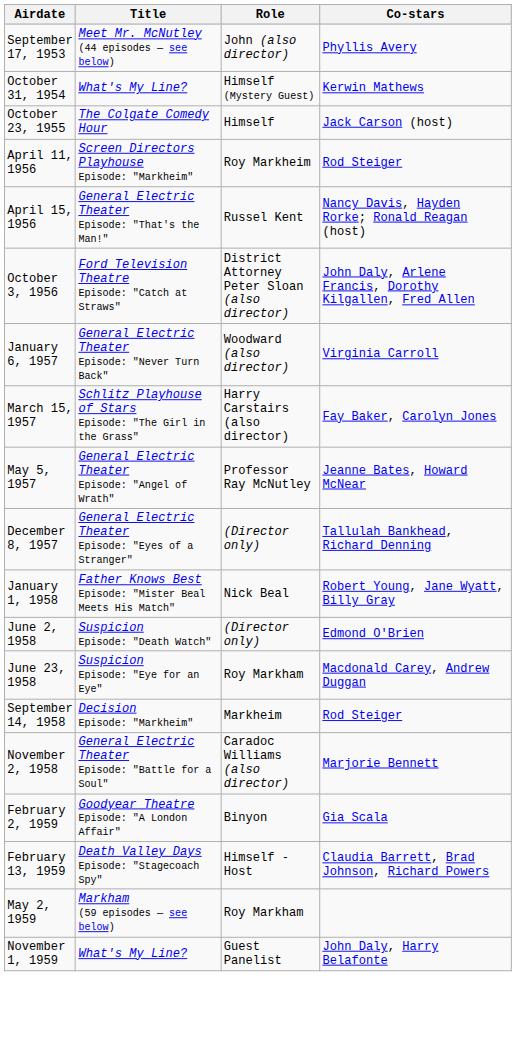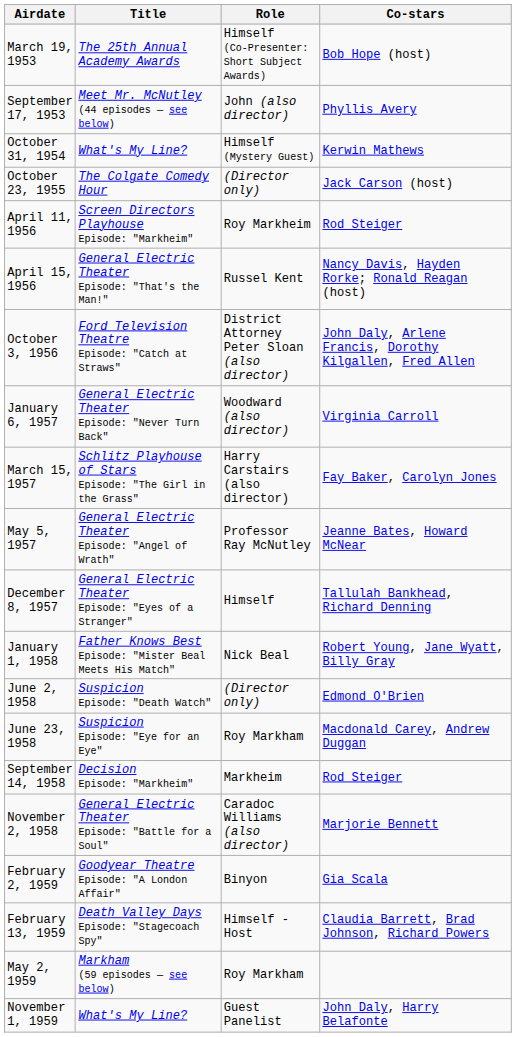+ row: (40, 55)
(249, 122) Himself -> (256, 184) (Director only)
(256, 539) (Director only) -> (249, 601) Himself
